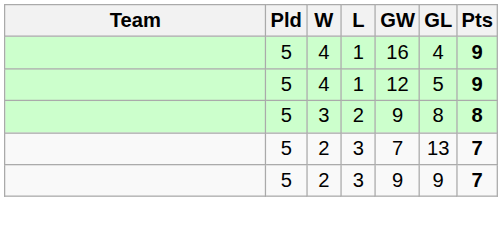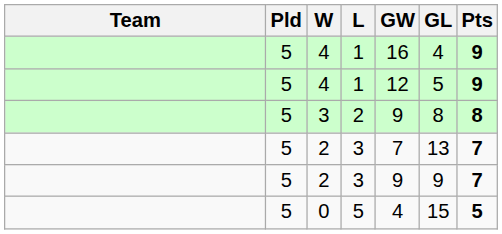+ row: (324, 212)
